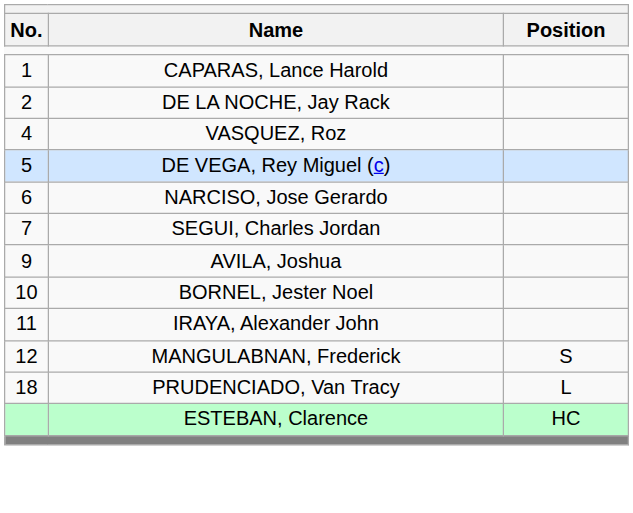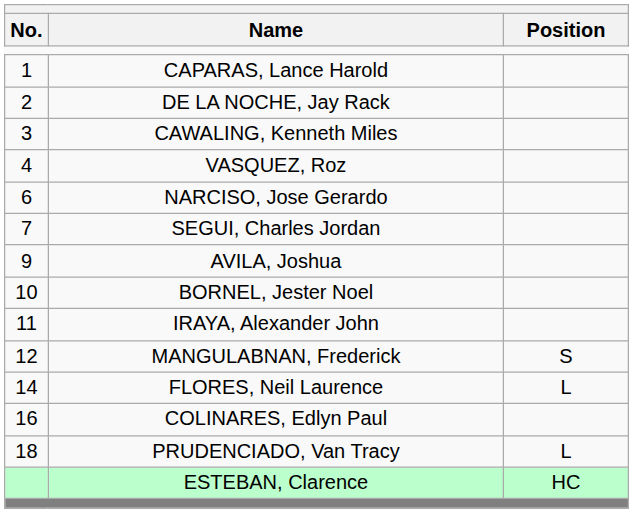+ row: (26, 133)
- row: (26, 165)
+ row: (26, 387)
+ row: (26, 419)
